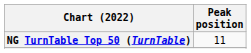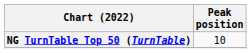(220, 40) 11 -> (220, 40) 10
